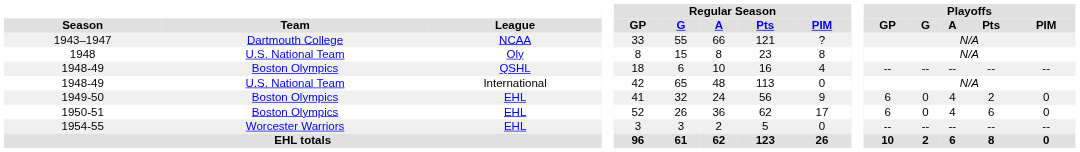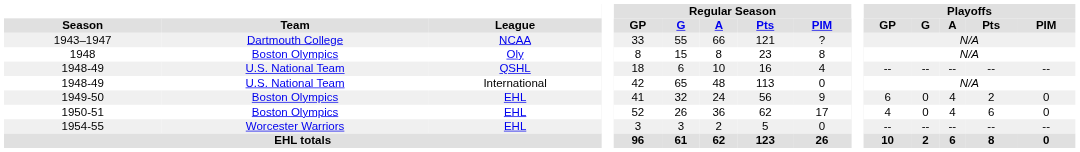(295, 54) U.S. National Team -> (295, 54) Boston Olympics
(295, 68) Boston Olympics -> (295, 68) U.S. National Team
(888, 112) 6 -> (888, 112) 4
